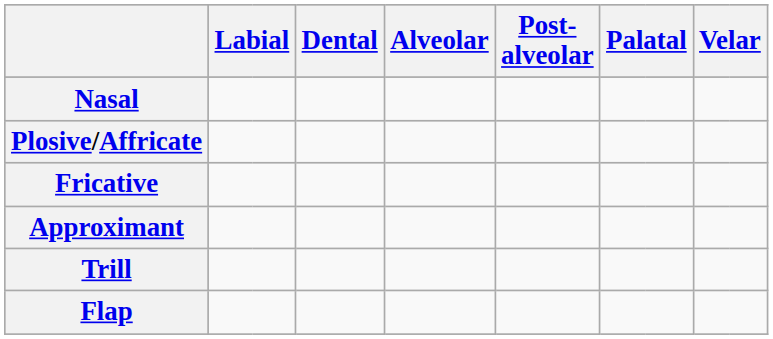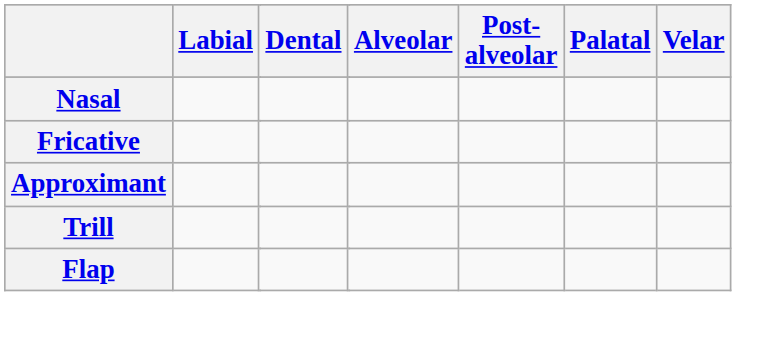- row: (107, 141)
